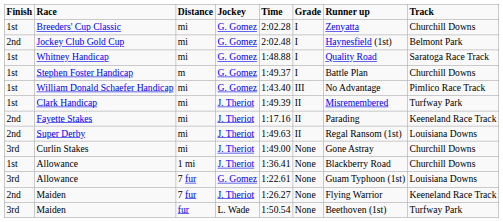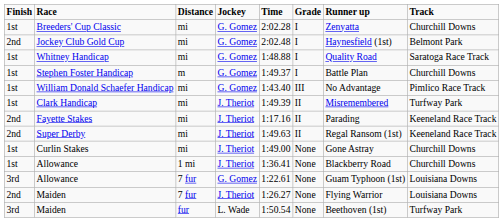(443, 133) Louisiana Downs -> (453, 133) Keeneland Race Track
(13, 149) 3rd -> (12, 149) 1st
(453, 194) Keeneland Race Track -> (443, 194) Louisiana Downs
